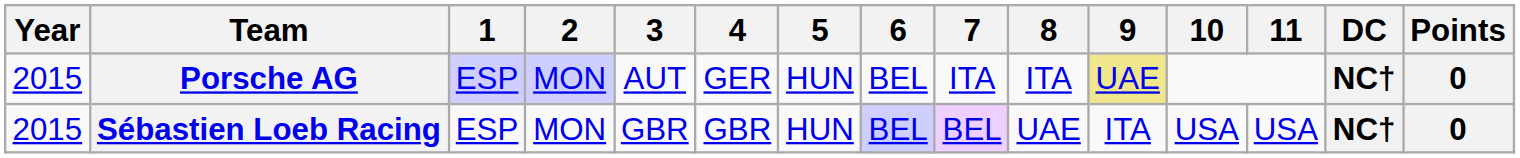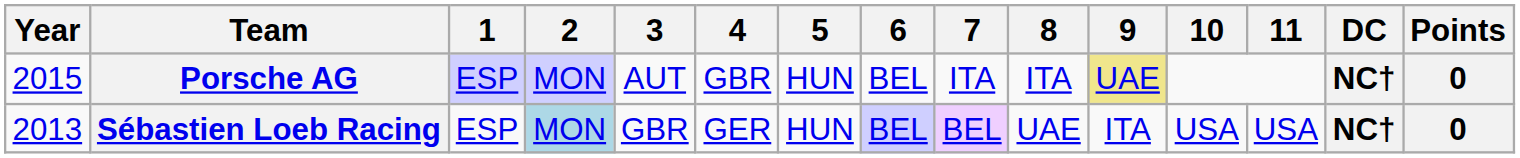(737, 79) GER -> (737, 79) GBR
(47, 128) 2015 -> (47, 128) 2013
(570, 128) no background -> (570, 128) lightblue background
(737, 128) GBR -> (737, 128) GER
